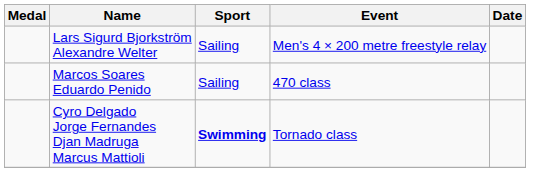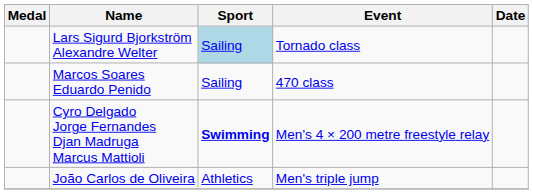(219, 45) no background -> (222, 45) lightblue background
(380, 45) Men's 4 × 200 metre freestyle relay -> (318, 45) Tornado class
(315, 134) Tornado class -> (383, 134) Men's 4 × 200 metre freestyle relay
+ row: (124, 179)
